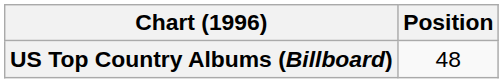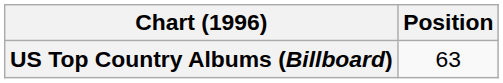(448, 58) 48 -> (448, 58) 63
